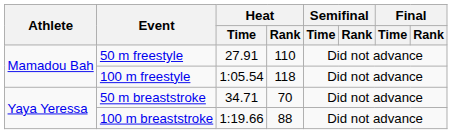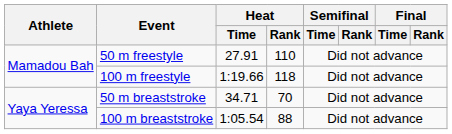(242, 77) 1:05.54 -> (242, 77) 1:19.66
(242, 119) 1:19.66 -> (242, 119) 1:05.54
